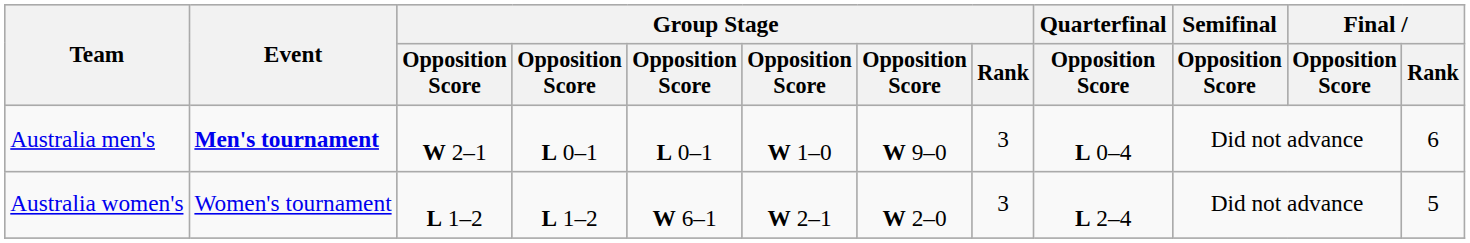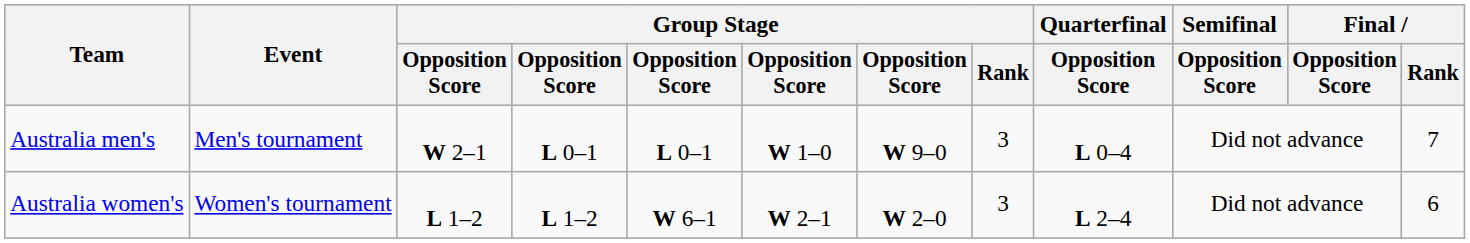(287, 138) bold -> (278, 138) normal
(1433, 138) 6 -> (1433, 138) 7
(1433, 204) 5 -> (1433, 204) 6
